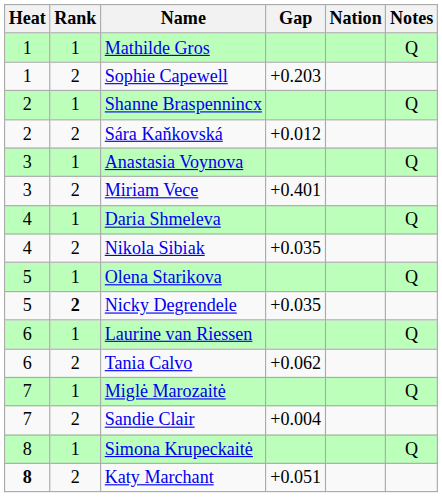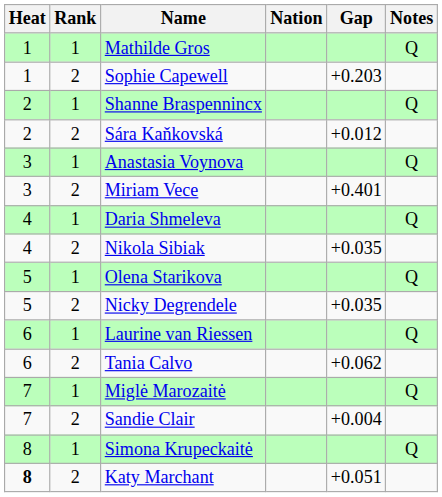columns swapped: (356, 18) <-> (296, 18)
(75, 305) bold -> (75, 305) normal
